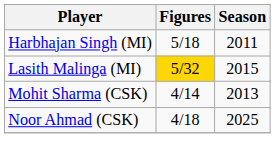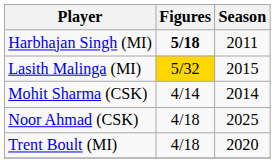(185, 42) normal -> (185, 42) bold
(242, 94) 2013 -> (242, 94) 2014
+ row: (63, 145)
